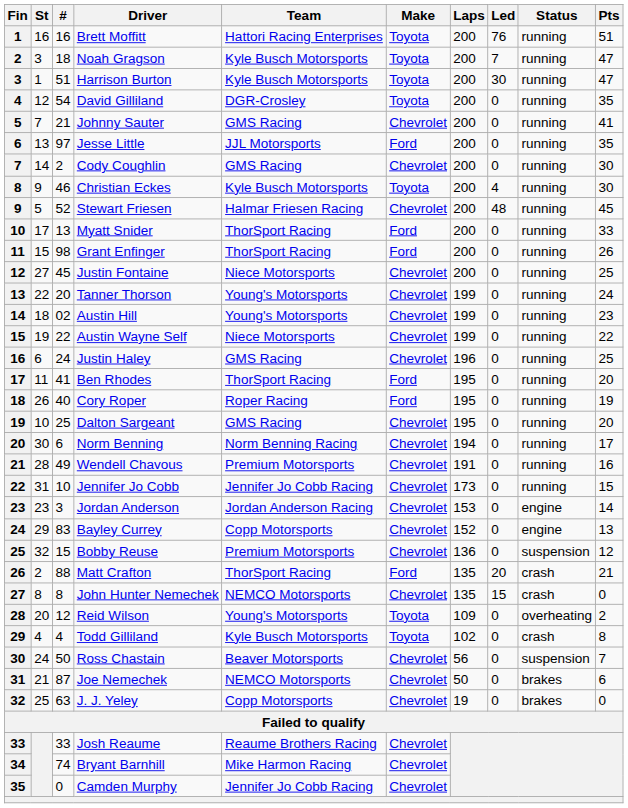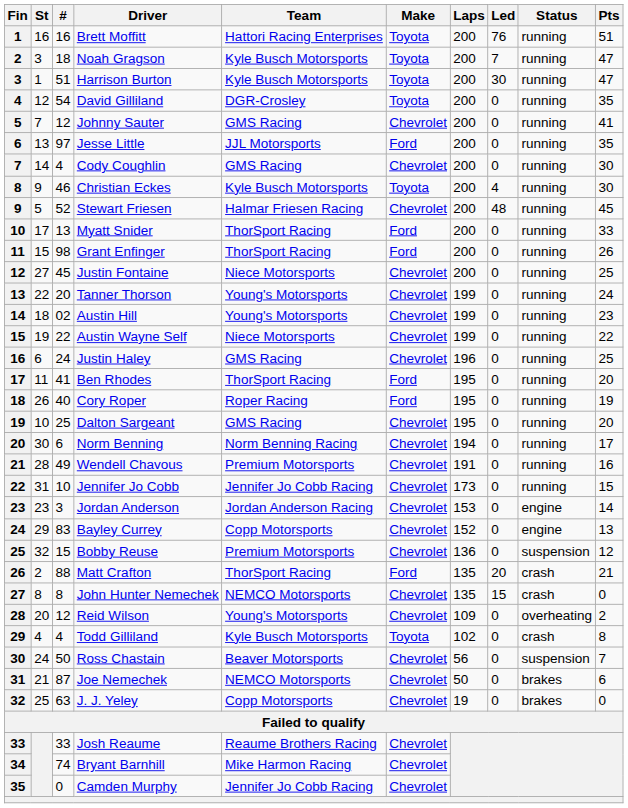(63, 122) 21 -> (63, 122) 12
(59, 165) 2 -> (59, 165) 4
(409, 615) Toyota -> (418, 615) Chevrolet
